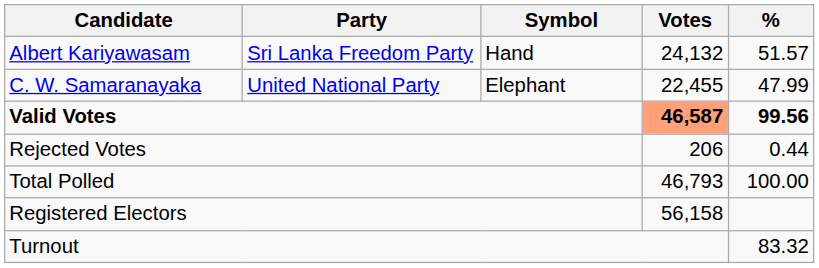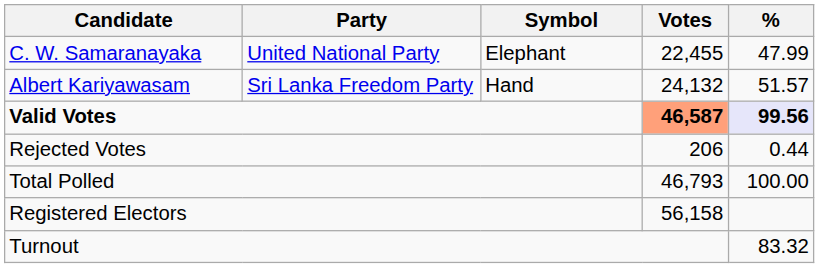rows swapped: (100, 52) <-> (105, 85)
(783, 117) no background -> (783, 117) lavender background
